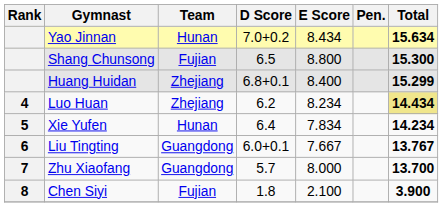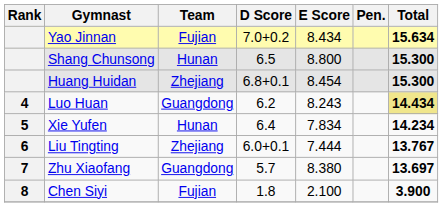(197, 37) Hunan -> (197, 37) Fujian
(197, 59) Fujian -> (197, 59) Hunan
(324, 81) 8.400 -> (324, 81) 8.454
(413, 81) 15.299 -> (413, 81) 15.300
(197, 103) Zhejiang -> (197, 103) Guangdong
(324, 103) 8.234 -> (324, 103) 8.243
(197, 147) Guangdong -> (197, 147) Zhejiang
(324, 147) 7.667 -> (324, 147) 7.444
(324, 169) 8.000 -> (324, 169) 8.380
(413, 169) 13.700 -> (413, 169) 13.697
